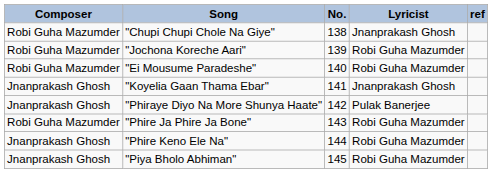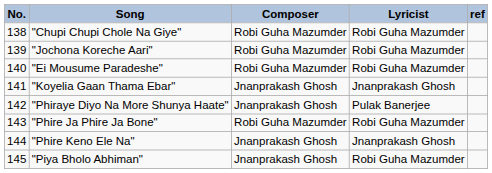columns swapped: (337, 14) <-> (63, 14)
(404, 32) Jnanprakash Ghosh -> (408, 32) Robi Guha Mazumder
(408, 141) Robi Guha Mazumder -> (404, 141) Jnanprakash Ghosh
